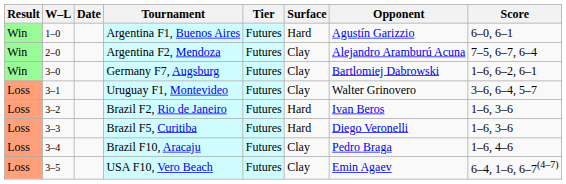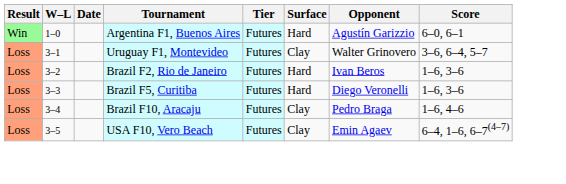- row: (163, 52)
- row: (163, 71)
